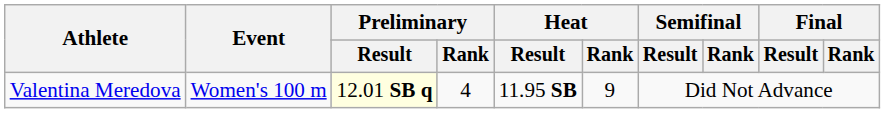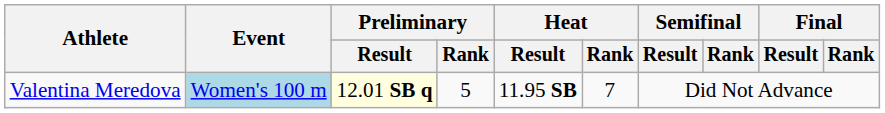(259, 90) no background -> (259, 90) lightblue background
(466, 90) 4 -> (466, 90) 5
(610, 90) 9 -> (610, 90) 7
